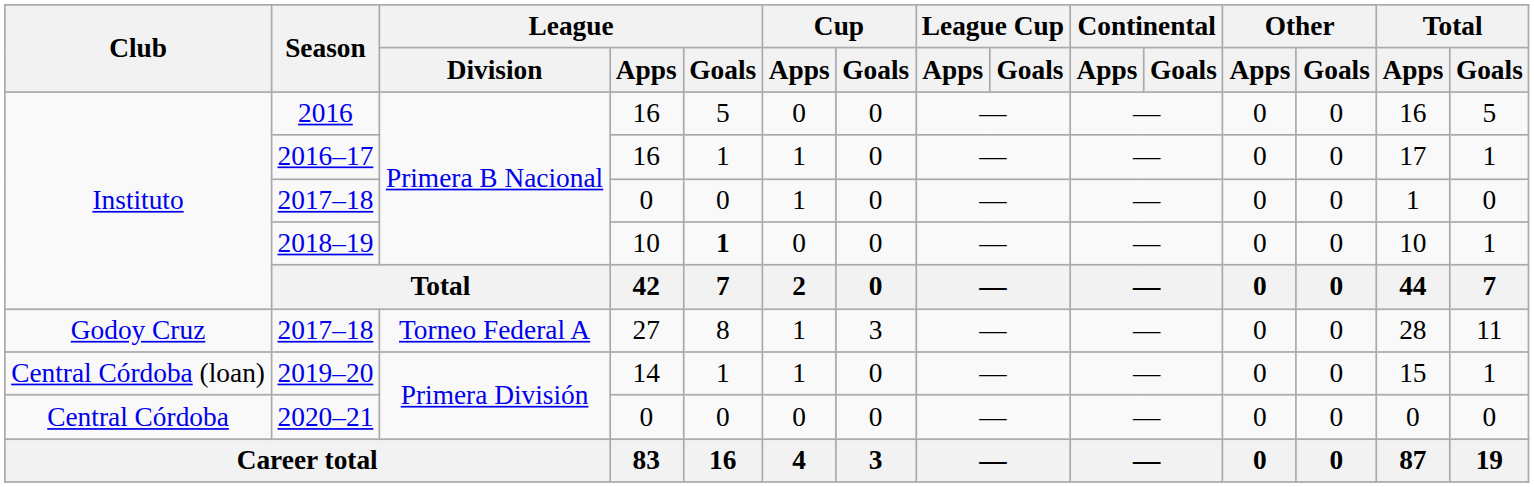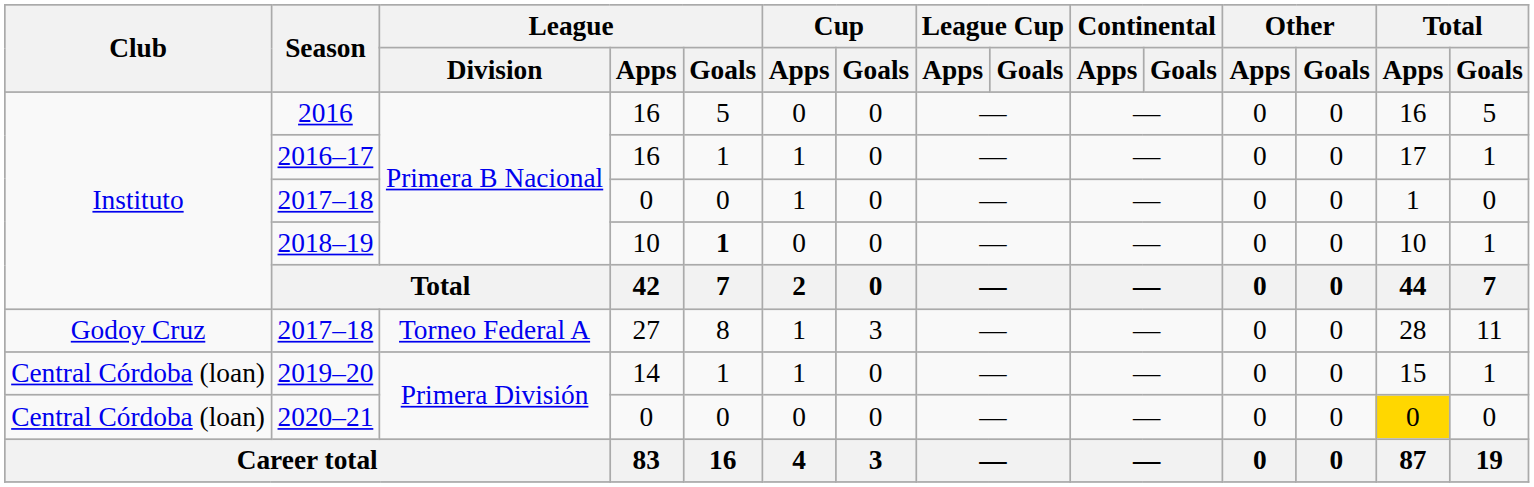(138, 416) Central Córdoba -> (138, 416) Central Córdoba (loan)
(1413, 416) no background -> (1413, 416) gold background
